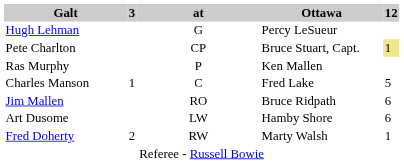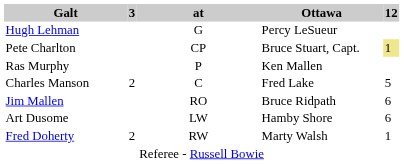(132, 83) 1 -> (132, 83) 2
